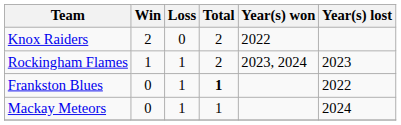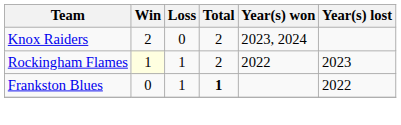(256, 39) 2022 -> (274, 39) 2023, 2024
(148, 62) no background -> (148, 62) lightyellow background
(274, 62) 2023, 2024 -> (256, 62) 2022
- row: (57, 108)
